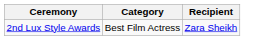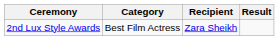+ column: (257, 12)
